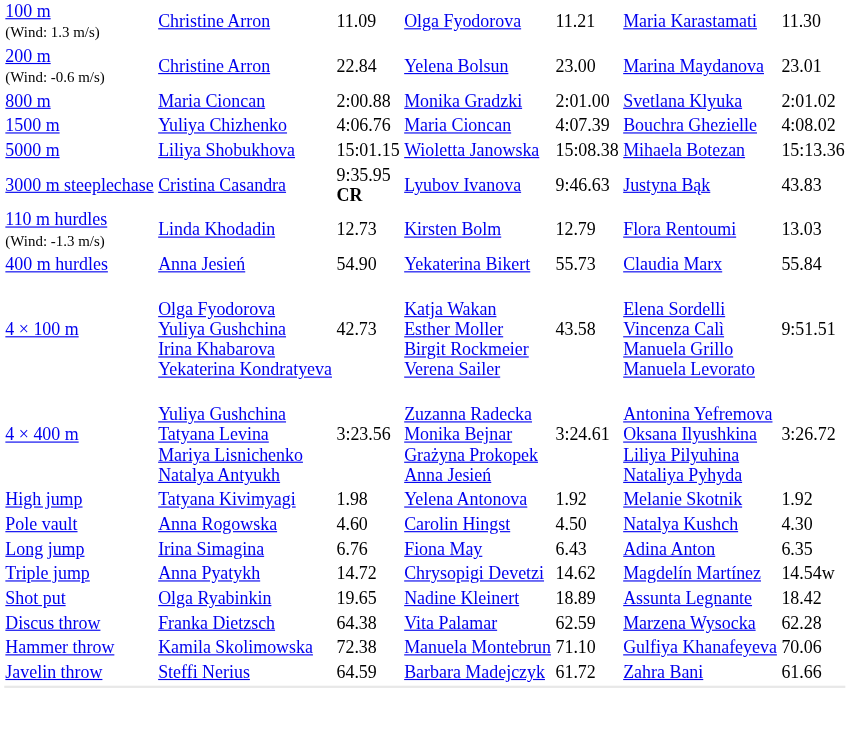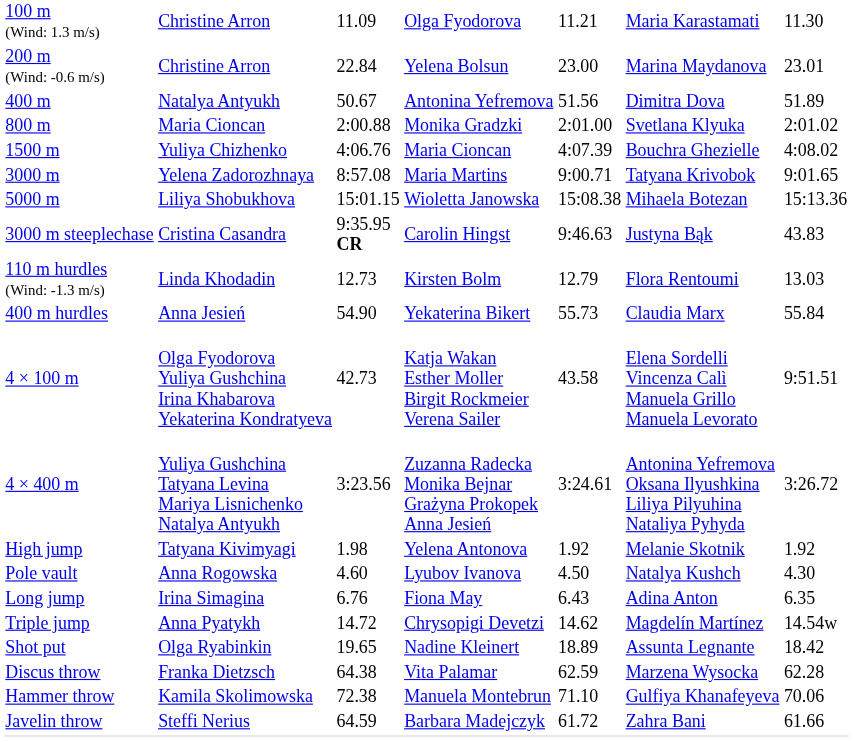+ row: (28, 100)
+ row: (32, 174)
(463, 184) Lyubov Ivanova -> (457, 234) Carolin Hingst
(457, 524) Carolin Hingst -> (463, 573) Lyubov Ivanova
